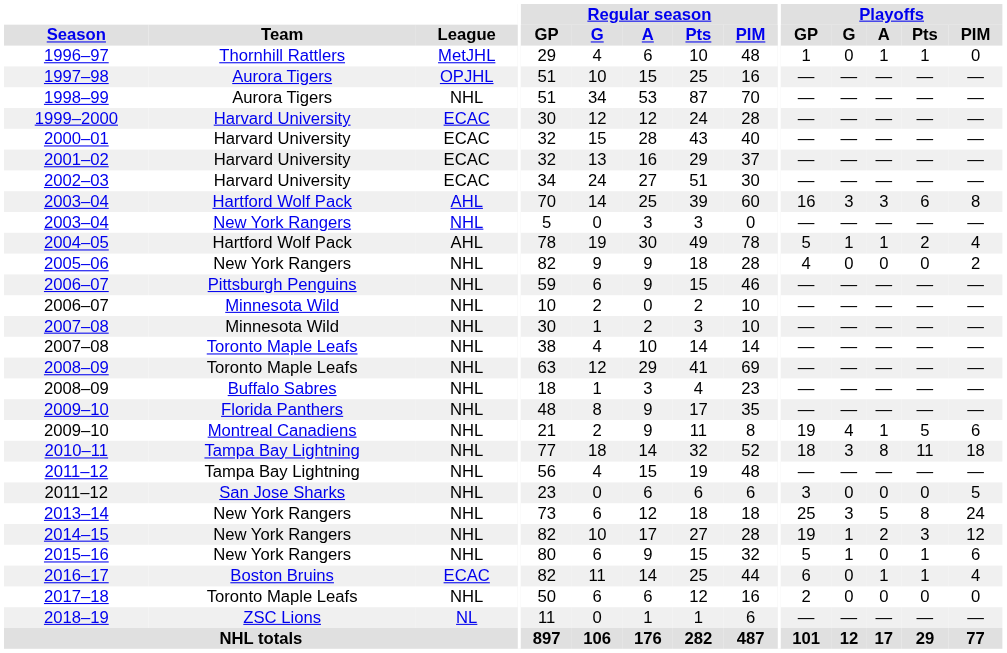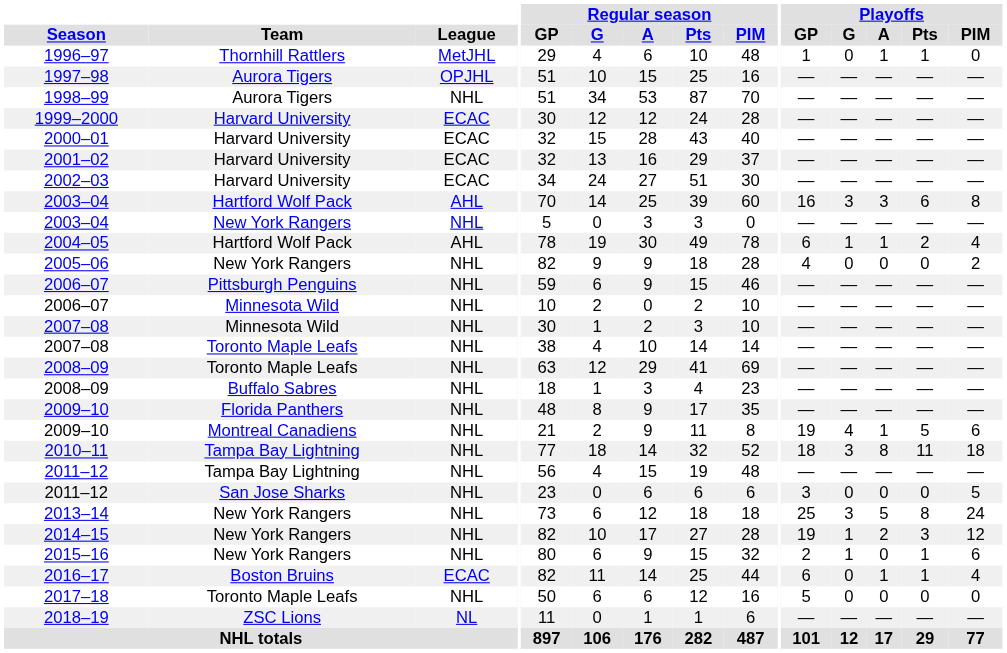(806, 243) 5 -> (806, 243) 6
(806, 555) 5 -> (806, 555) 2
(806, 596) 2 -> (806, 596) 5
